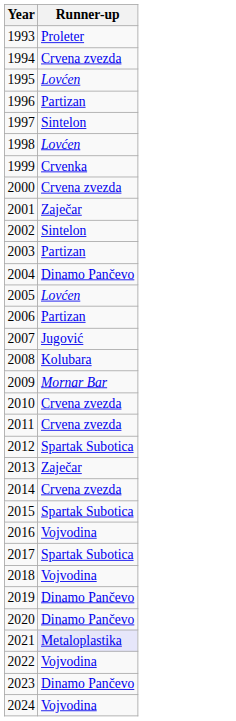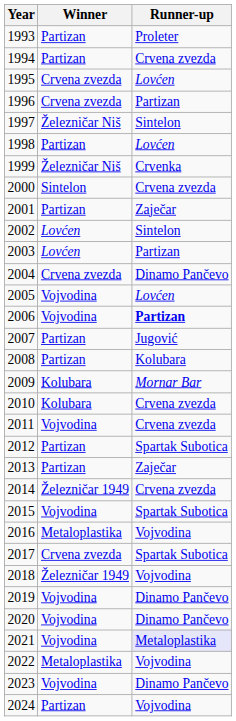+ column: (85, 15)
(63, 317) normal -> (160, 317) bold
